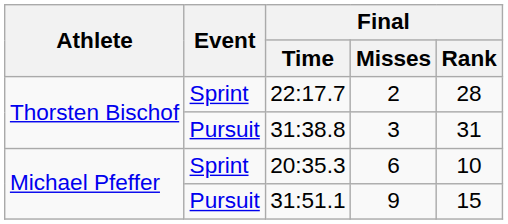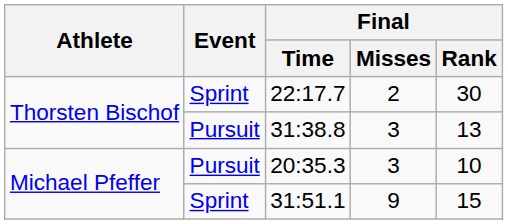(469, 93) 28 -> (469, 93) 30
(469, 129) 31 -> (469, 129) 13
(219, 165) Sprint -> (225, 165) Pursuit
(394, 165) 6 -> (394, 165) 3
(225, 201) Pursuit -> (219, 201) Sprint
